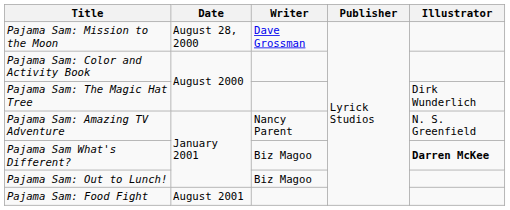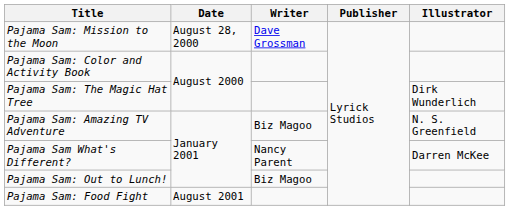(273, 126) Nancy Parent -> (283, 126) Biz Magoo
(283, 155) Biz Magoo -> (273, 155) Nancy Parent
(451, 155) bold -> (451, 155) normal
